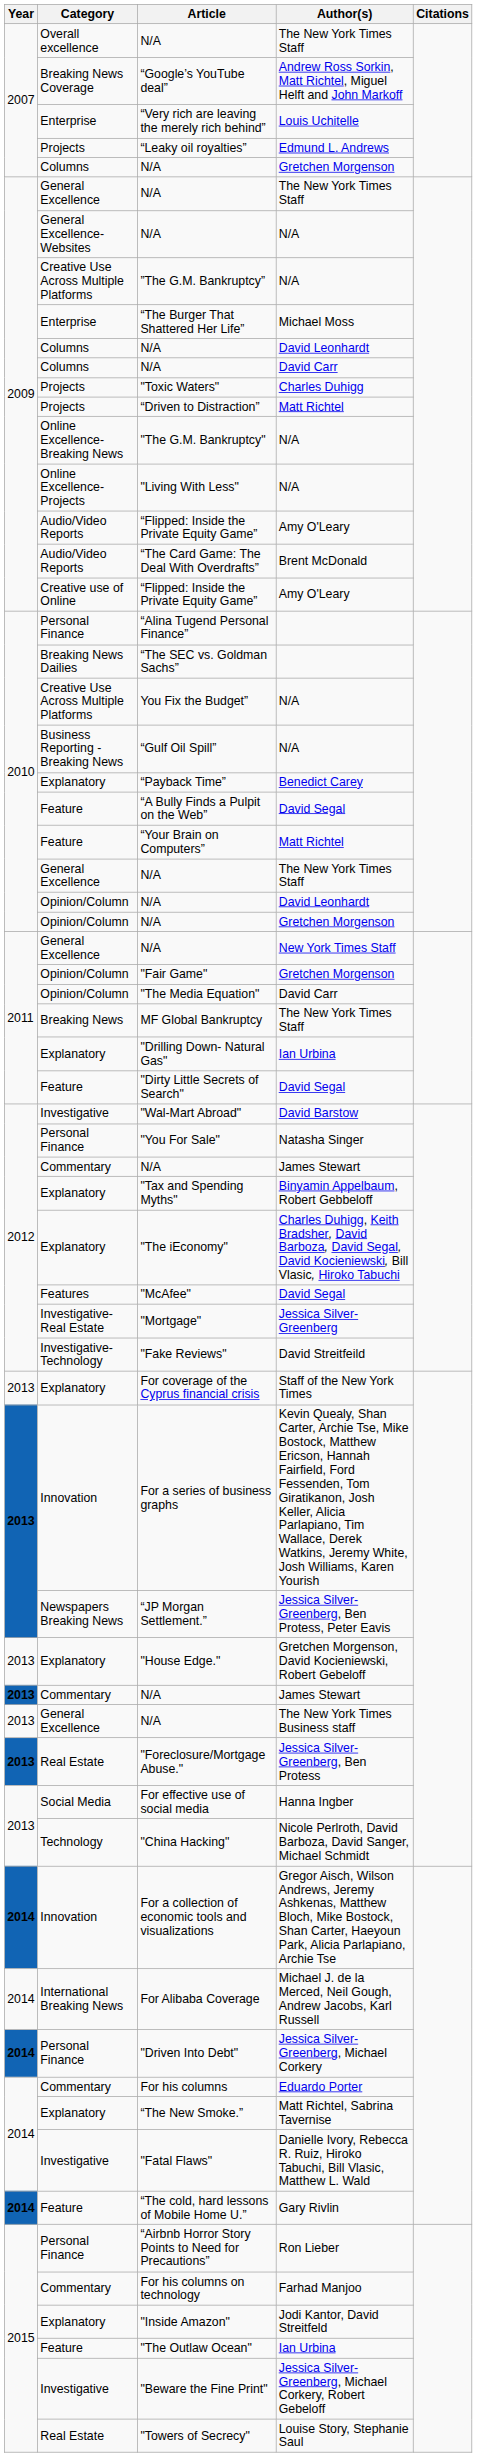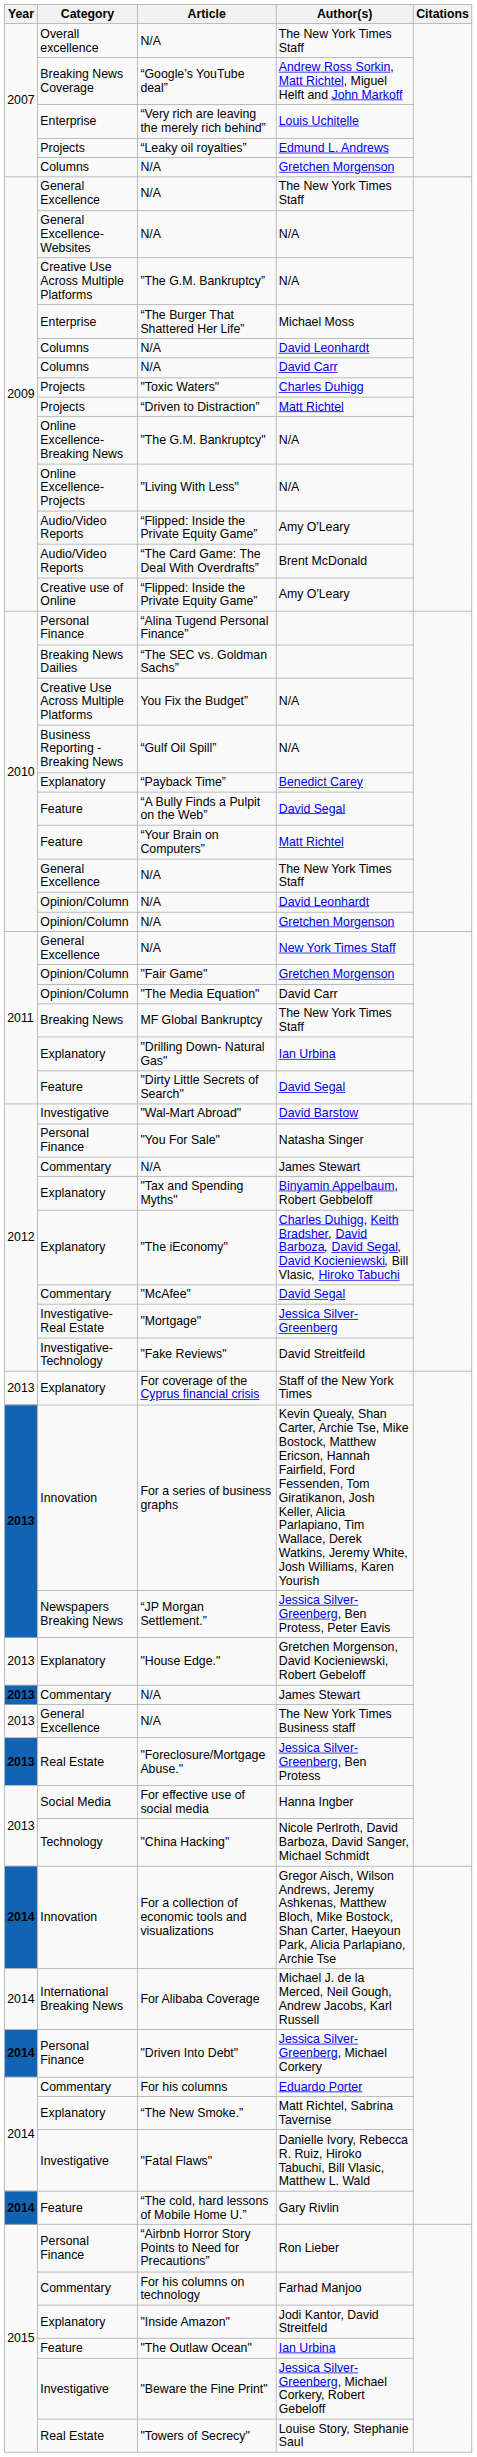(65, 1294) Features -> (76, 1294) Commentary
